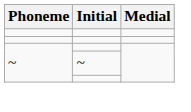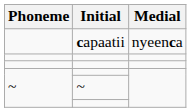+ row: (39, 41)
